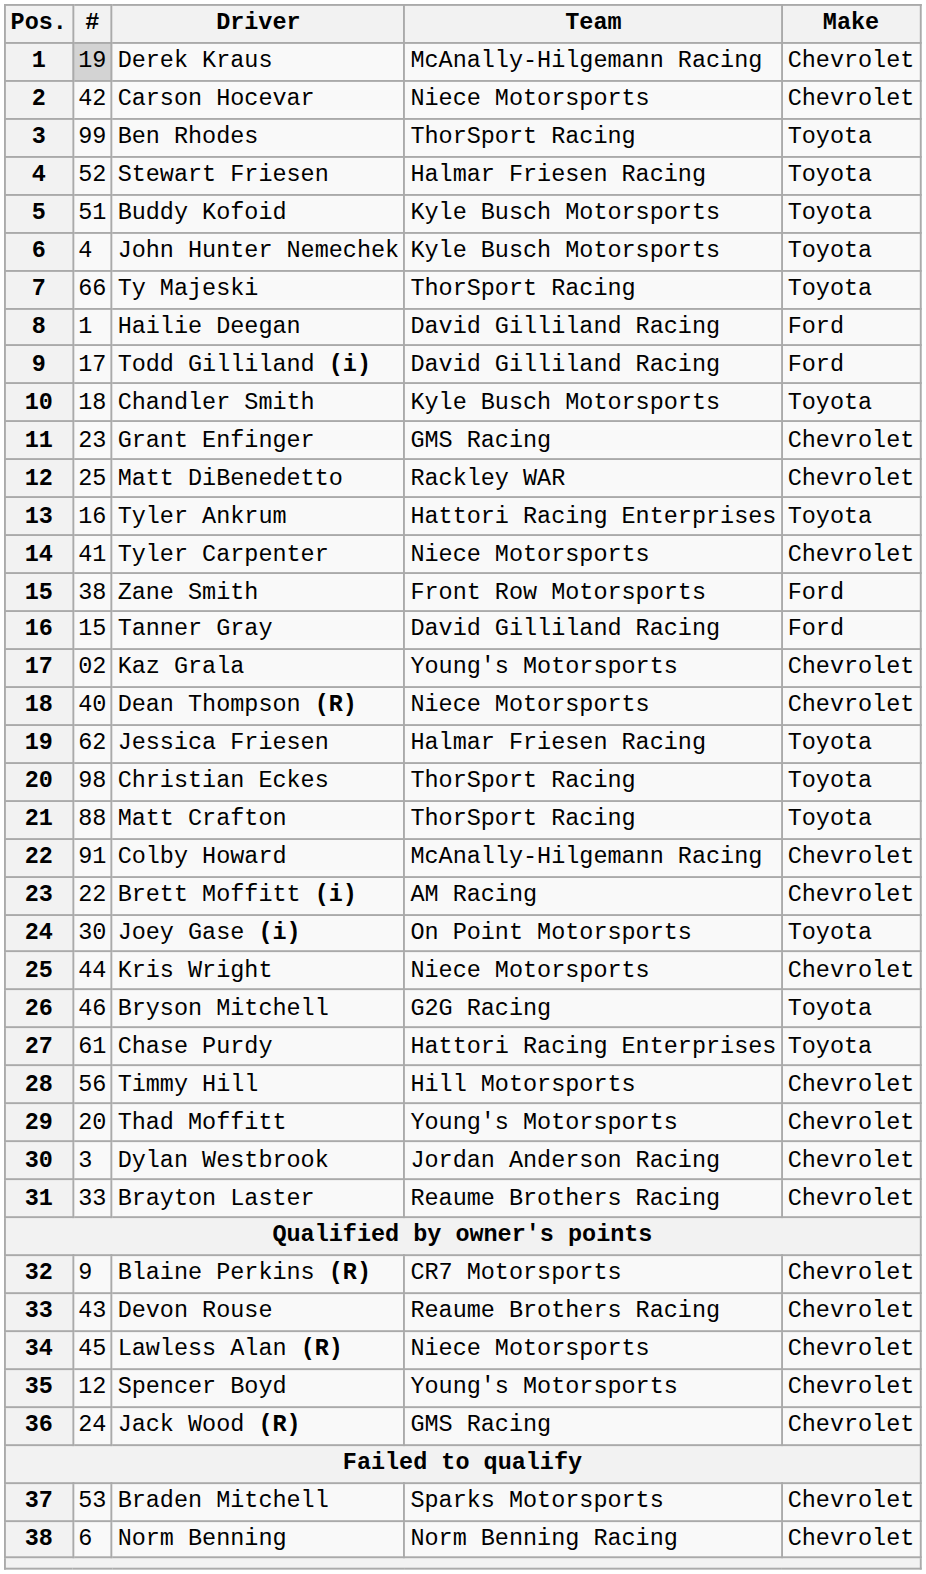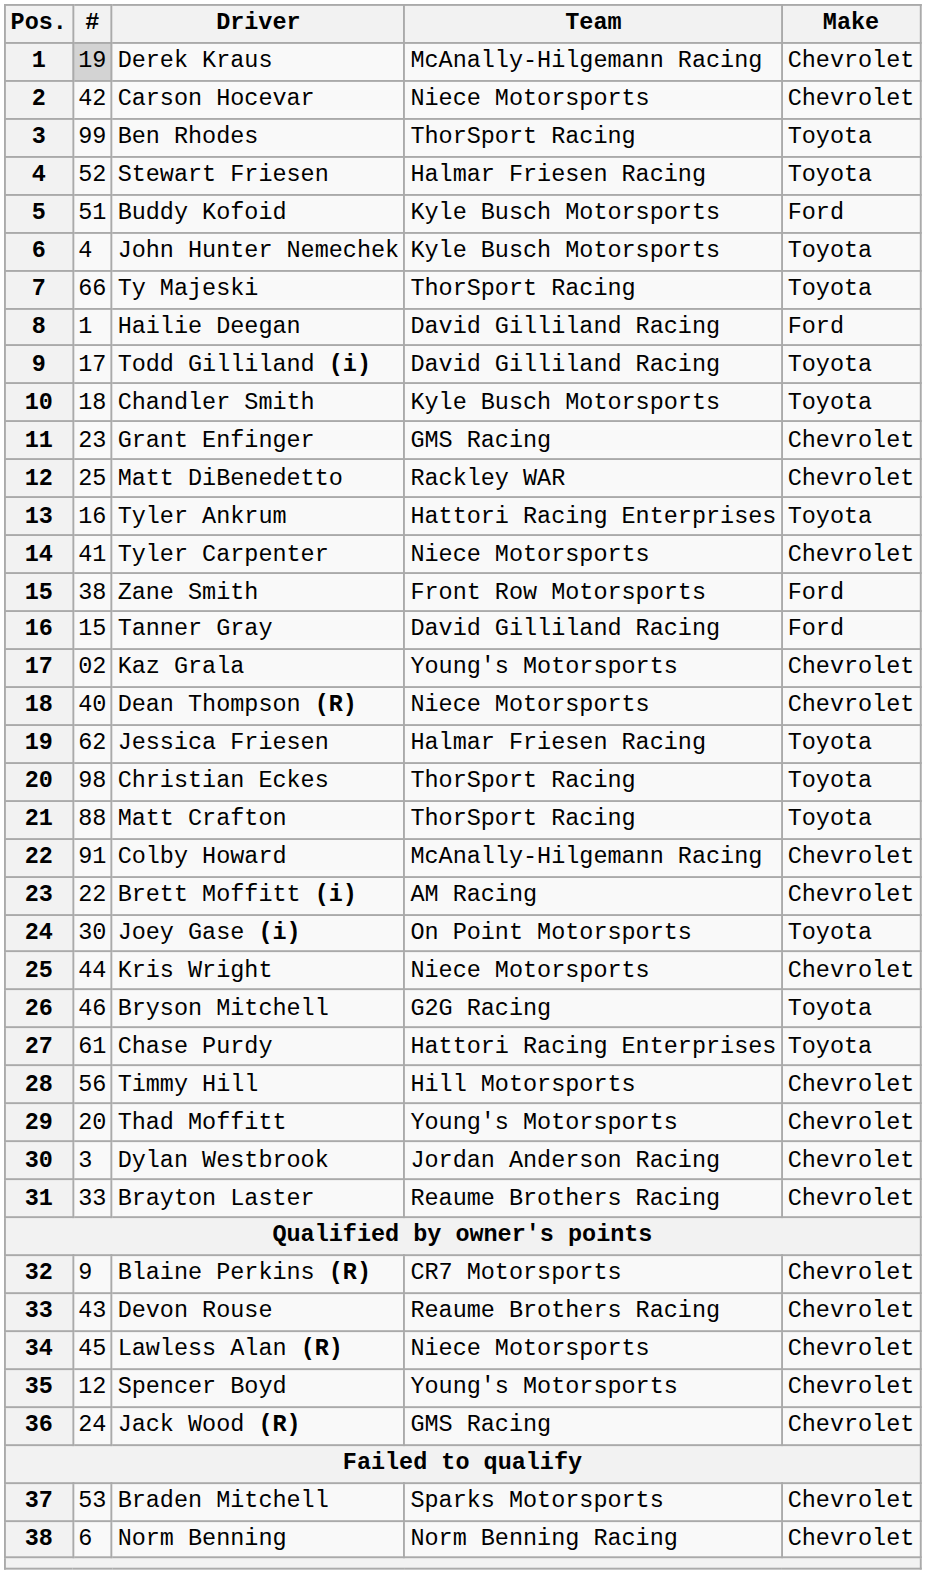(830, 214) Toyota -> (816, 214) Ford
(816, 365) Ford -> (830, 365) Toyota
